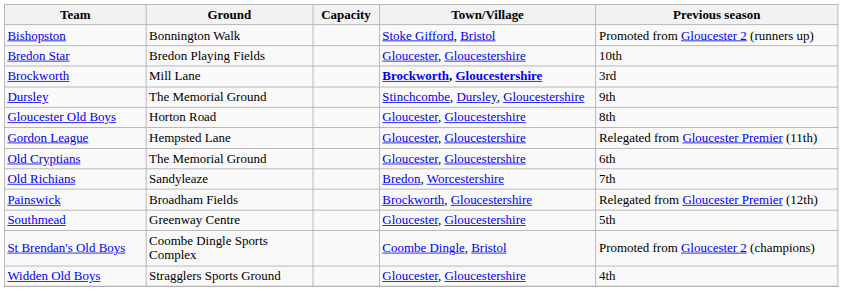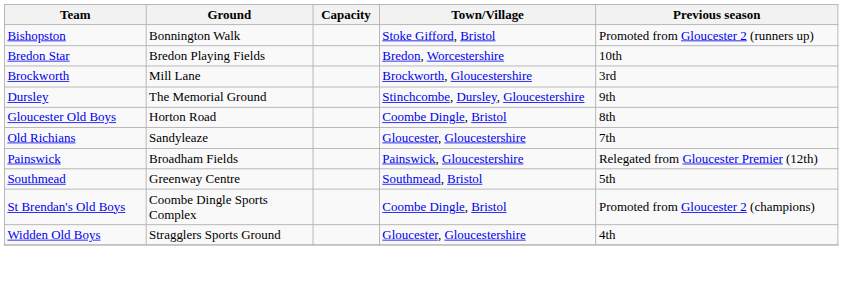(454, 55) Gloucester, Gloucestershire -> (443, 55) Bredon, Worcestershire
(462, 76) bold -> (457, 76) normal
(454, 117) Gloucester, Gloucestershire -> (444, 117) Coombe Dingle, Bristol
- row: (48, 138)
- row: (44, 158)
(443, 179) Bredon, Worcestershire -> (454, 138) Gloucester, Gloucestershire
(457, 199) Brockworth, Gloucestershire -> (453, 158) Painswick, Gloucestershire
(454, 220) Gloucester, Gloucestershire -> (432, 179) Southmead, Bristol
